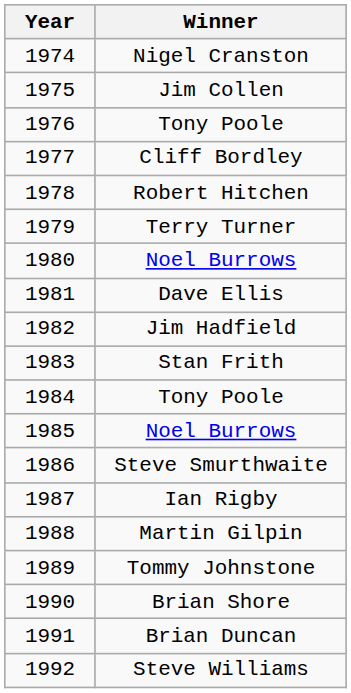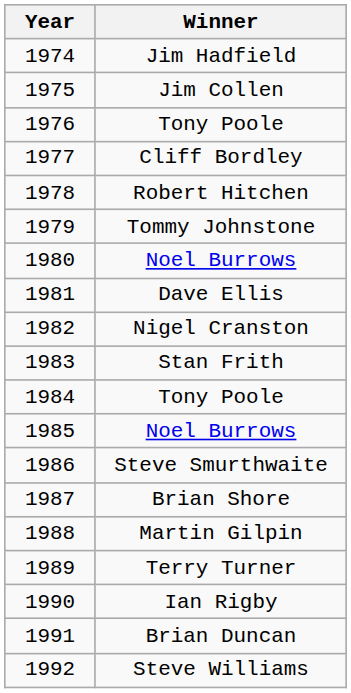(221, 56) Nigel Cranston -> (221, 56) Jim Hadfield
(221, 227) Terry Turner -> (221, 227) Tommy Johnstone
(221, 329) Jim Hadfield -> (221, 329) Nigel Cranston
(221, 499) Ian Rigby -> (221, 499) Brian Shore
(221, 568) Tommy Johnstone -> (221, 568) Terry Turner
(221, 602) Brian Shore -> (221, 602) Ian Rigby
